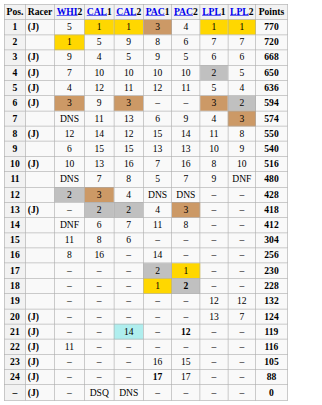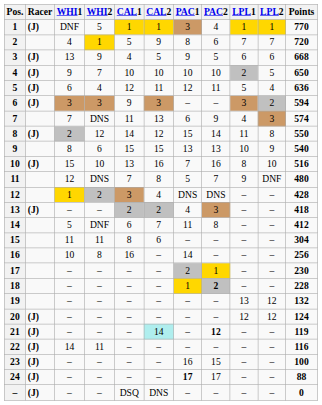+ column: (69, 12)
(214, 301) 12 -> (244, 301) 13
(214, 316) 13 -> (244, 316) 12
(242, 316) 7 -> (272, 316) 12
(271, 362) 105 -> (302, 362) 100
